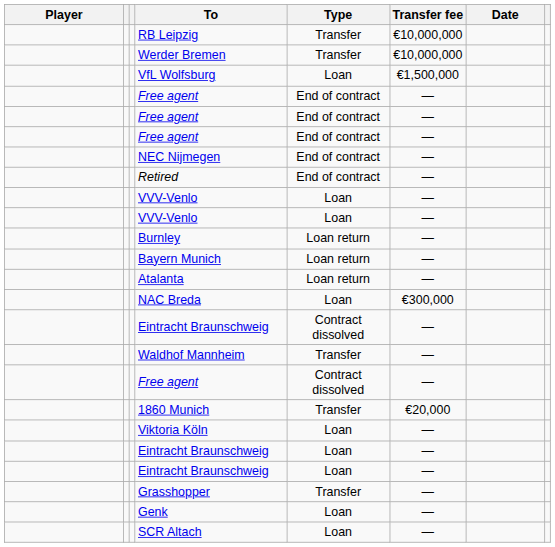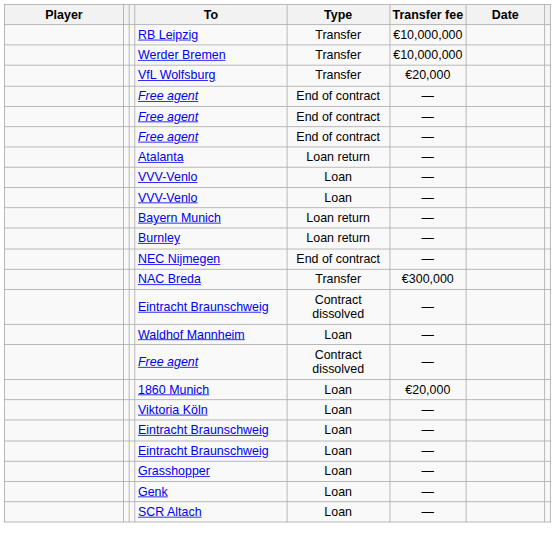(338, 76) Loan -> (338, 76) Transfer
(428, 76) €1,500,000 -> (428, 76) €20,000
rows swapped: (64, 157) <-> (64, 280)
- row: (64, 178)
rows swapped: (64, 239) <-> (64, 259)
(338, 299) Loan -> (338, 279) Transfer
(338, 355) Transfer -> (338, 334) Loan
(338, 410) Transfer -> (338, 390) Loan
(338, 491) Transfer -> (338, 471) Loan
